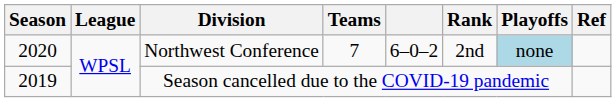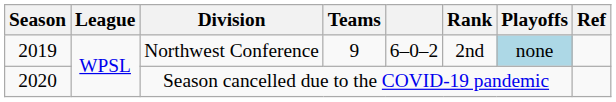(38, 50) 2020 -> (38, 50) 2019
(354, 50) 7 -> (354, 50) 9
(38, 81) 2019 -> (38, 81) 2020
